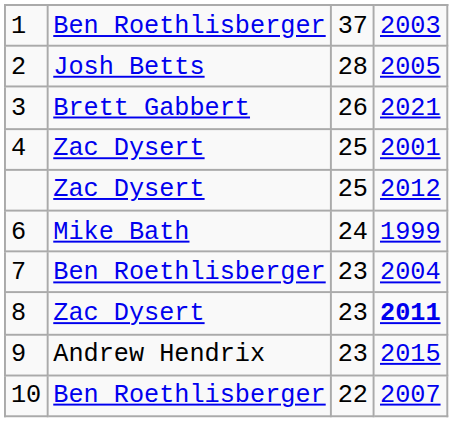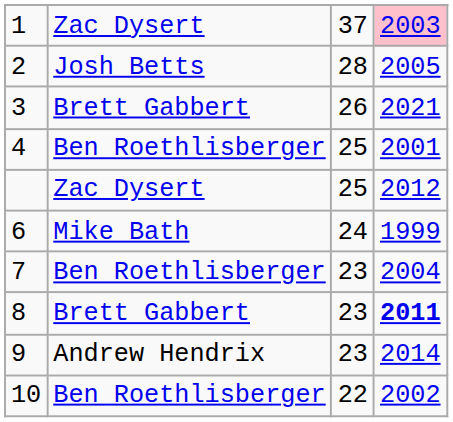(189, 26) Ben Roethlisberger -> (129, 26) Zac Dysert
(410, 26) no background -> (410, 26) pink background
(129, 149) Zac Dysert -> (189, 149) Ben Roethlisberger
(129, 313) Zac Dysert -> (152, 313) Brett Gabbert
(410, 354) 2015 -> (410, 354) 2014
(410, 395) 2007 -> (410, 395) 2002
